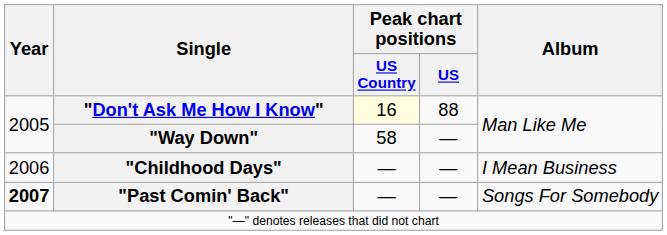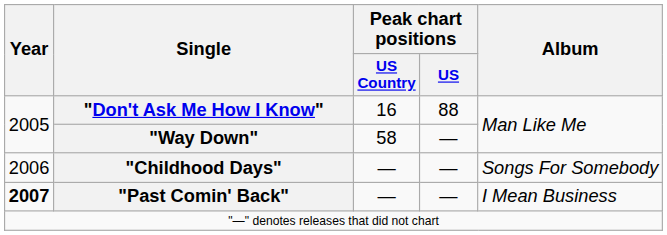(387, 109) lightyellow background -> (387, 109) no background
(549, 167) I Mean Business -> (570, 167) Songs For Somebody
(570, 196) Songs For Somebody -> (549, 196) I Mean Business
